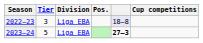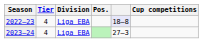(46, 21) 3 -> (46, 21) 4
(46, 32) 5 -> (46, 32) 4
(121, 32) bold -> (121, 32) normal
